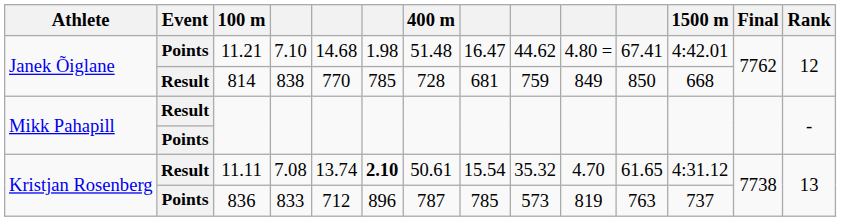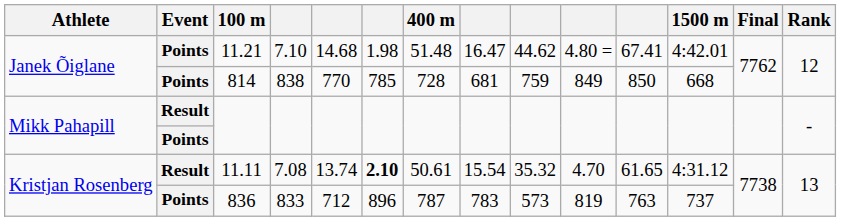(185, 81) Result -> (185, 81) Points
(485, 200) 785 -> (485, 200) 783
